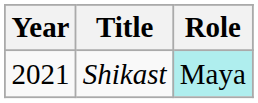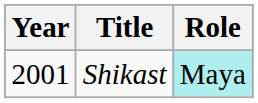(41, 73) 2021 -> (41, 73) 2001
